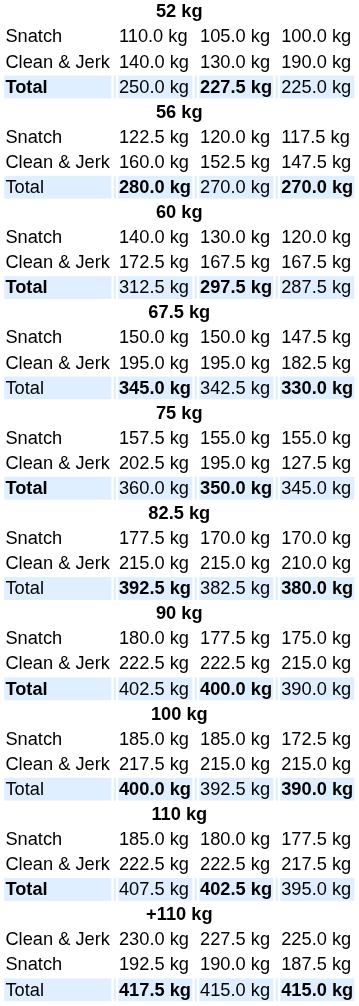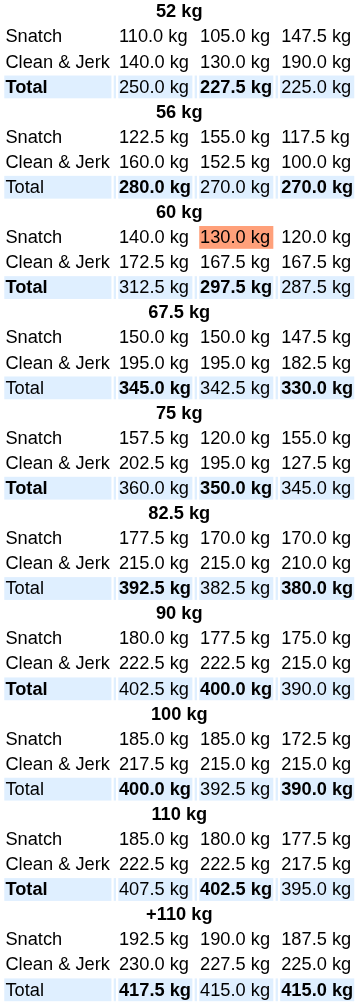(316, 36) 100.0 kg -> (316, 36) 147.5 kg
(235, 137) 120.0 kg -> (235, 137) 155.0 kg
(316, 162) 147.5 kg -> (316, 162) 100.0 kg
(235, 237) no background -> (235, 237) lightsalmon background
(235, 437) 155.0 kg -> (235, 437) 120.0 kg
rows swapped: (34, 964) <-> (58, 939)
